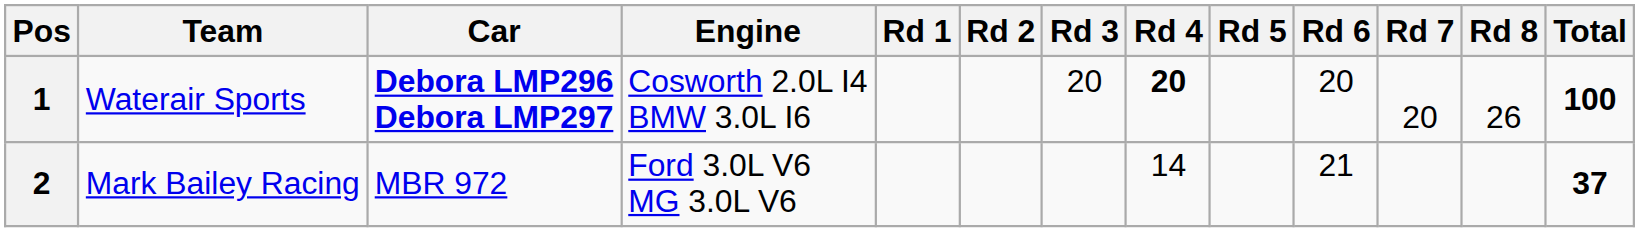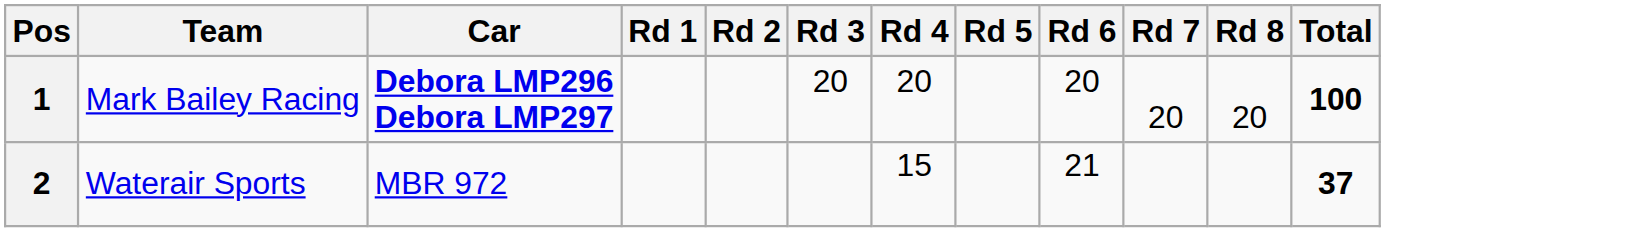- column: (748, 31)
(196, 99) Waterair Sports -> (223, 99) Mark Bailey Racing
(1168, 81) bold -> (914, 81) normal
(1504, 116) 26 -> (1250, 116) 20
(223, 184) Mark Bailey Racing -> (196, 184) Waterair Sports
(1168, 167) 14 -> (914, 167) 15
